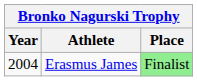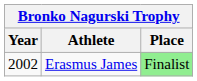(23, 64) 2004 -> (23, 64) 2002
